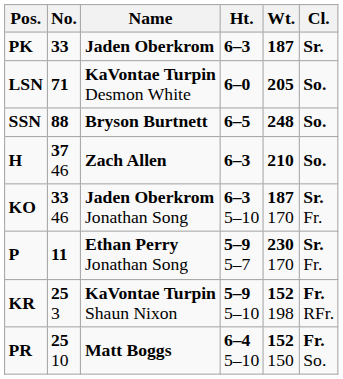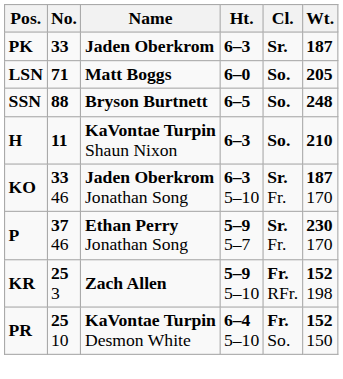columns swapped: (281, 18) <-> (319, 18)
(150, 84) KaVontae Turpin Desmon White -> (128, 74) Matt Boggs
(60, 159) 37 46 -> (59, 140) 11
(126, 159) Zach Allen -> (150, 140) KaVontae Turpin Shaun Nixon
(59, 255) 11 -> (60, 235) 37 46
(150, 302) KaVontae Turpin Shaun Nixon -> (126, 283) Zach Allen
(128, 350) Matt Boggs -> (150, 330) KaVontae Turpin Desmon White
